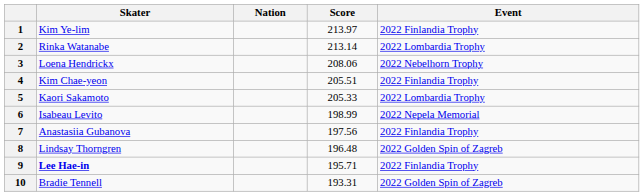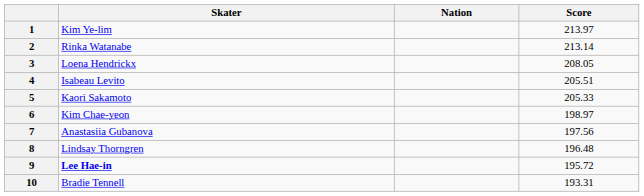- column: (508, 13)
(342, 64) 208.06 -> (579, 64) 208.05
(73, 81) Kim Chae-yeon -> (93, 81) Isabeau Levito
(71, 115) Isabeau Levito -> (95, 115) Kim Chae-yeon
(342, 115) 198.99 -> (579, 115) 198.97
(342, 166) 195.71 -> (579, 166) 195.72
